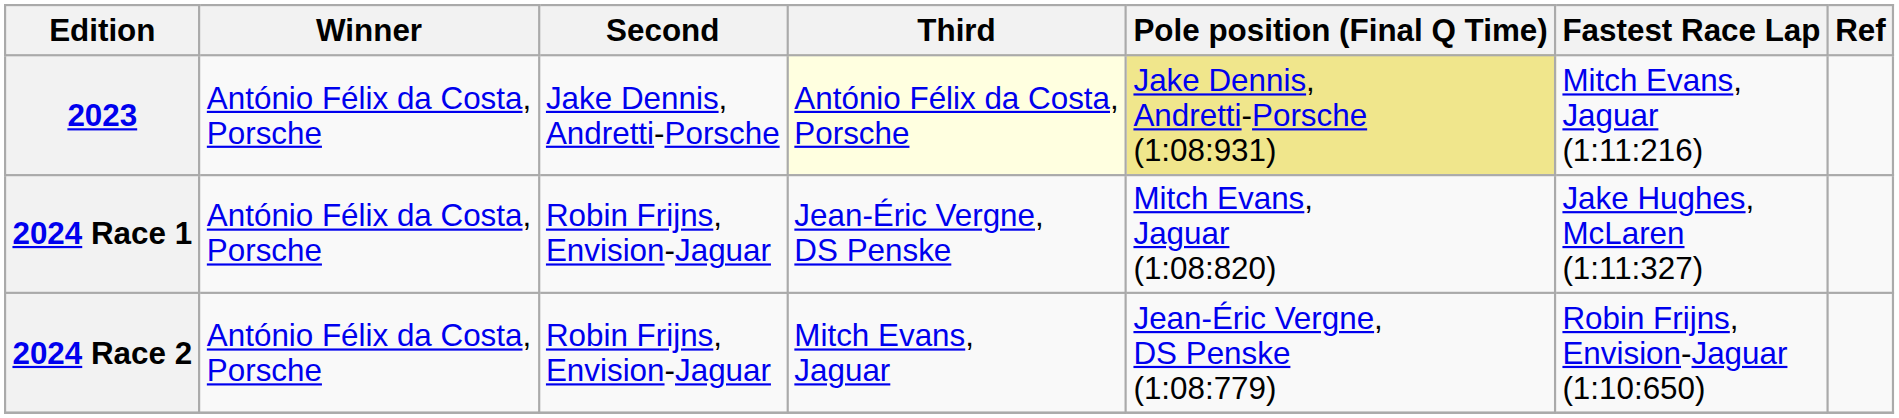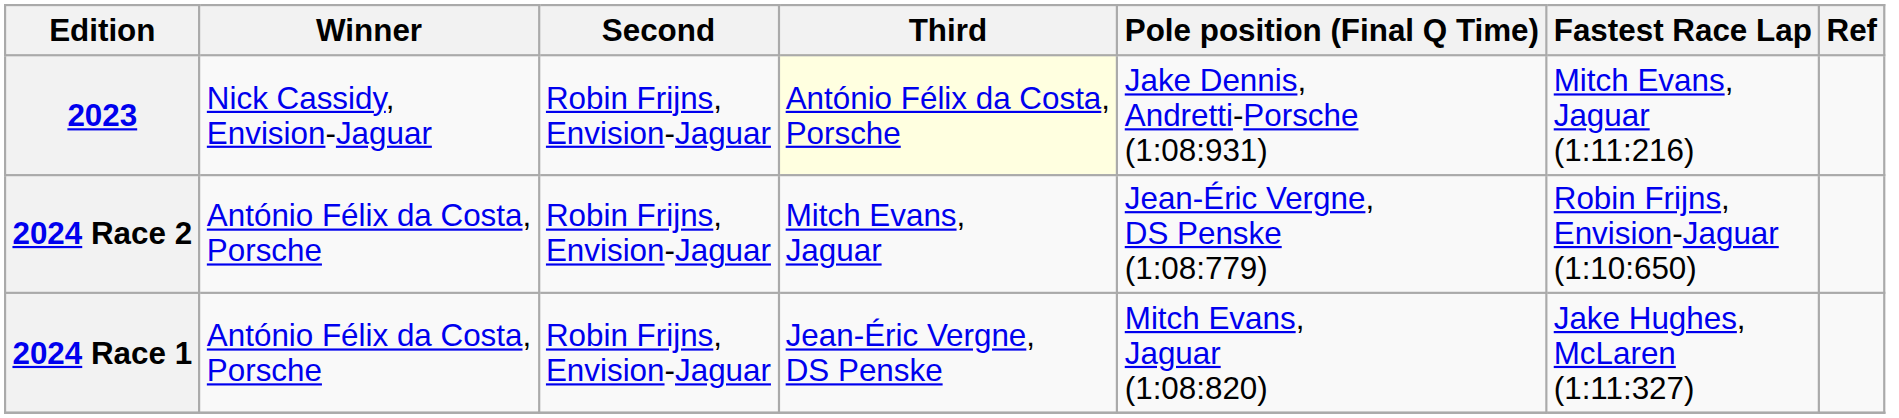(369, 115) António Félix da Costa, Porsche -> (319, 115) Nick Cassidy, Envision-Jaguar
(663, 115) Jake Dennis, Andretti-Porsche -> (658, 115) Robin Frijns, Envision-Jaguar
(1250, 115) khaki background -> (1242, 115) no background
rows swapped: (102, 234) <-> (102, 353)
